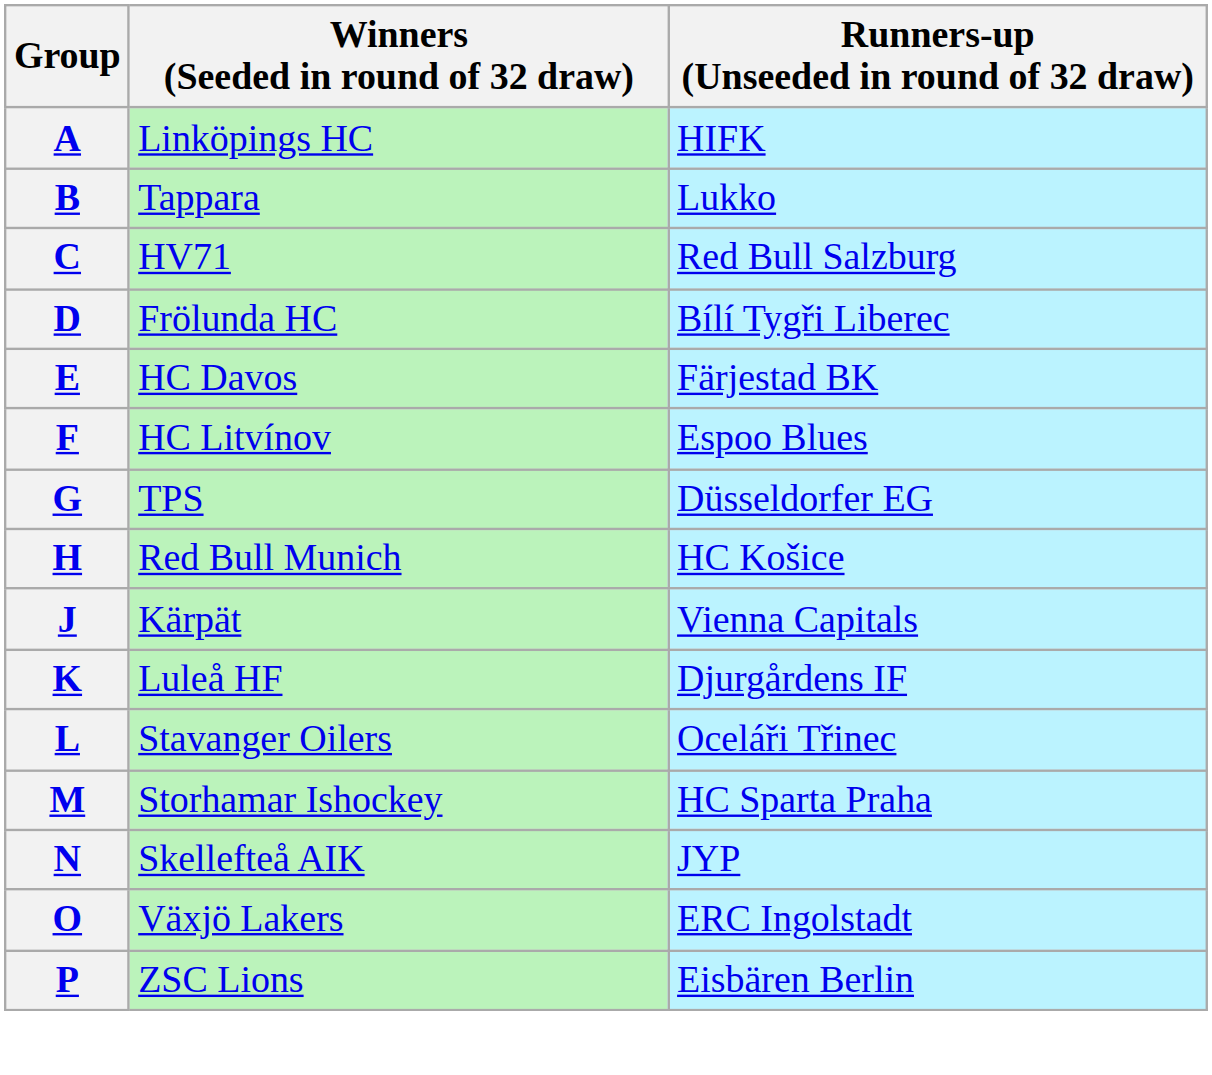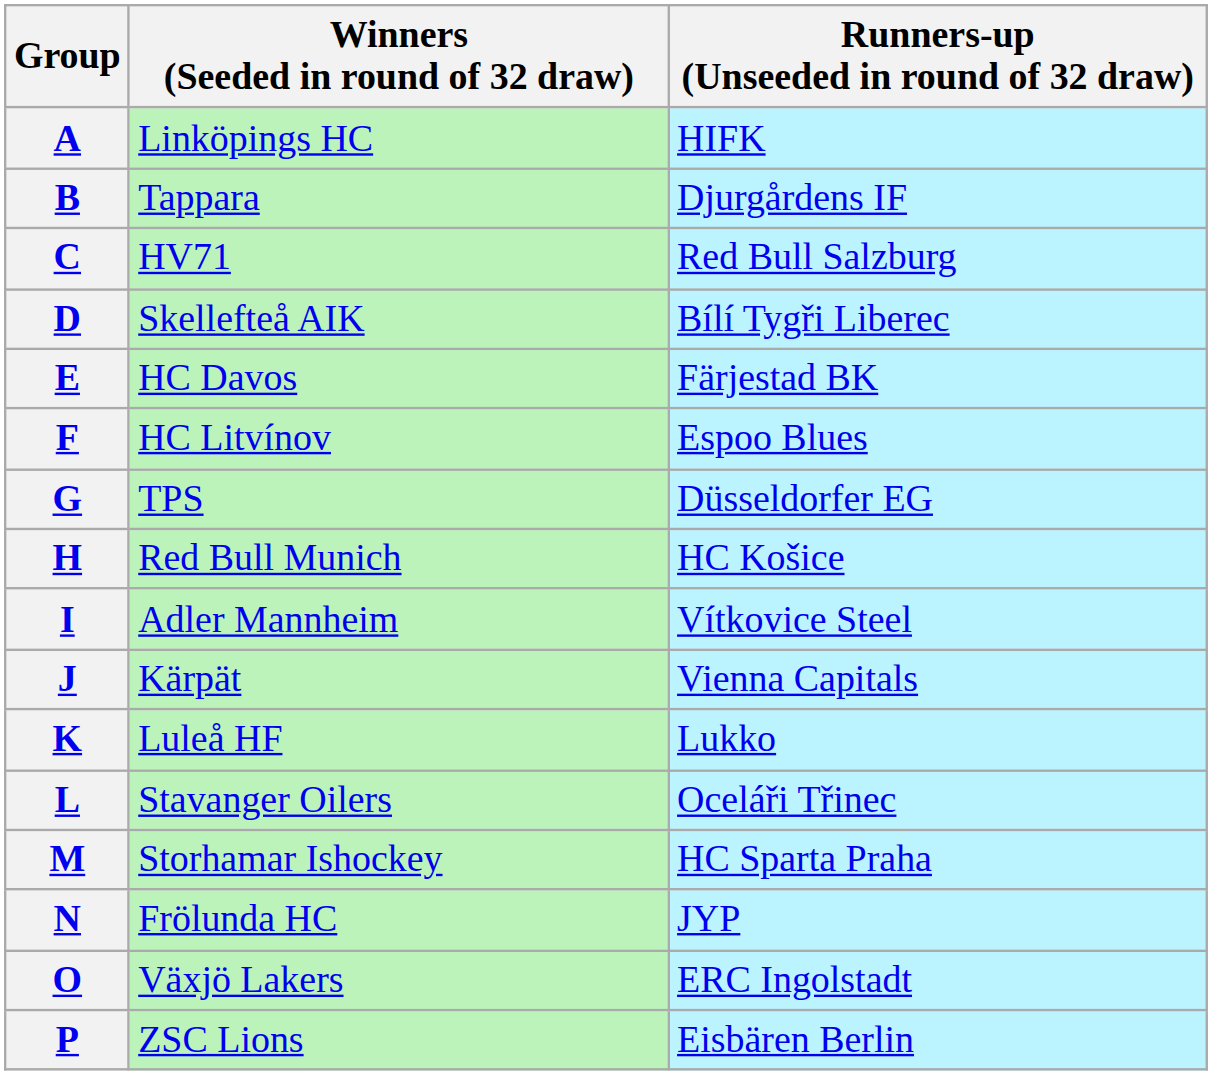(727, 197) Lukko -> (792, 197) Djurgårdens IF
(238, 317) Frölunda HC -> (251, 317) Skellefteå AIK
+ row: (67, 618)
(792, 678) Djurgårdens IF -> (727, 738) Lukko
(251, 859) Skellefteå AIK -> (238, 919) Frölunda HC
